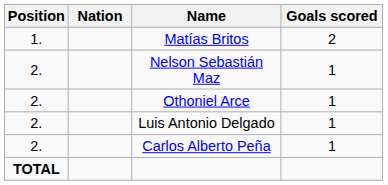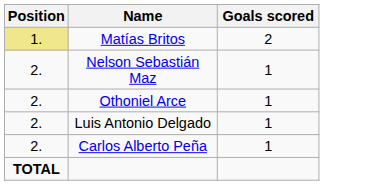- column: (100, 16)
(36, 39) no background -> (36, 39) khaki background
